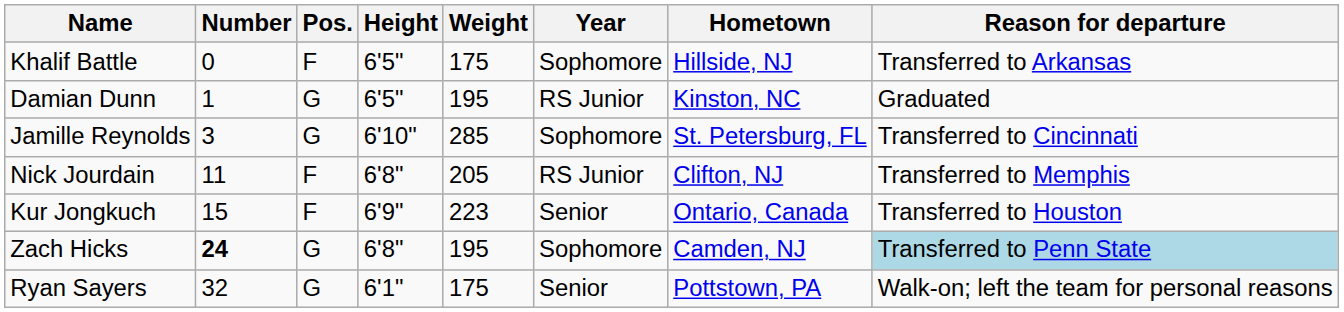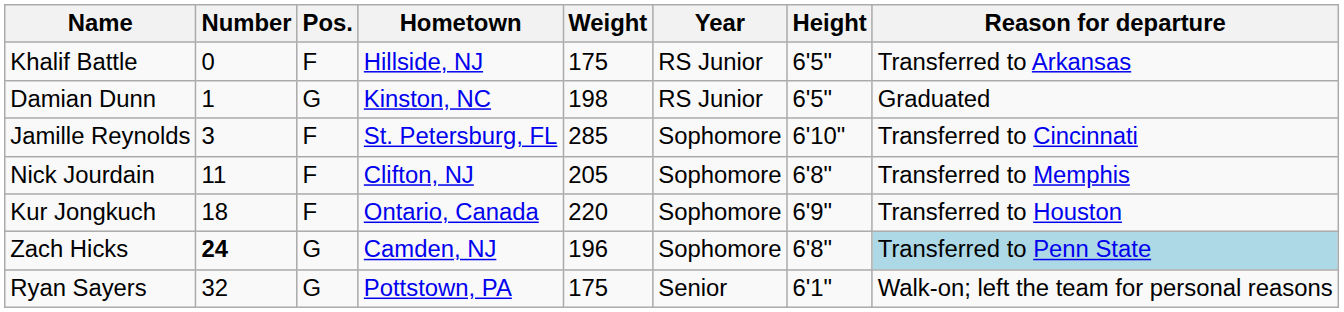columns swapped: (401, 23) <-> (770, 23)
(601, 61) Sophomore -> (711, 61) RS Junior
(469, 99) 195 -> (588, 99) 198
(312, 136) G -> (310, 136) F
(591, 174) RS Junior -> (720, 174) Sophomore
(215, 212) 15 -> (215, 212) 18
(469, 212) 223 -> (588, 212) 220
(573, 212) Senior -> (720, 212) Sophomore
(469, 250) 195 -> (588, 250) 196
